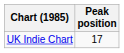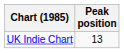(97, 39) 17 -> (97, 39) 13
